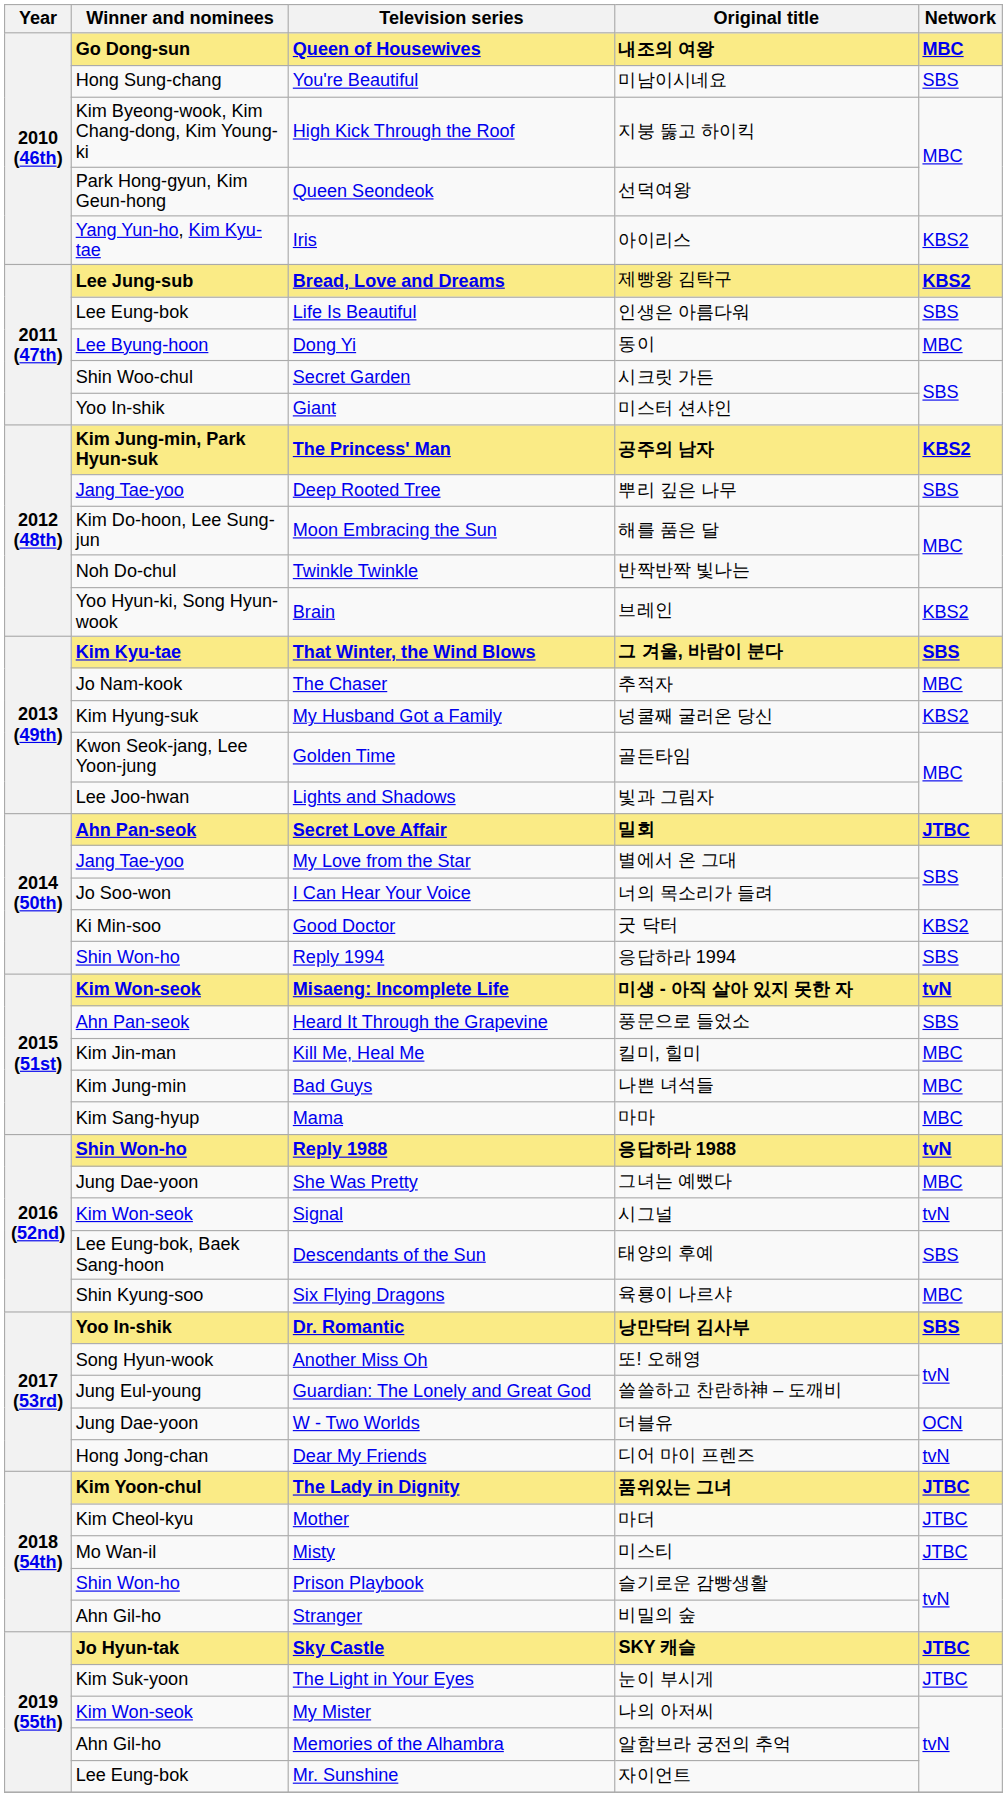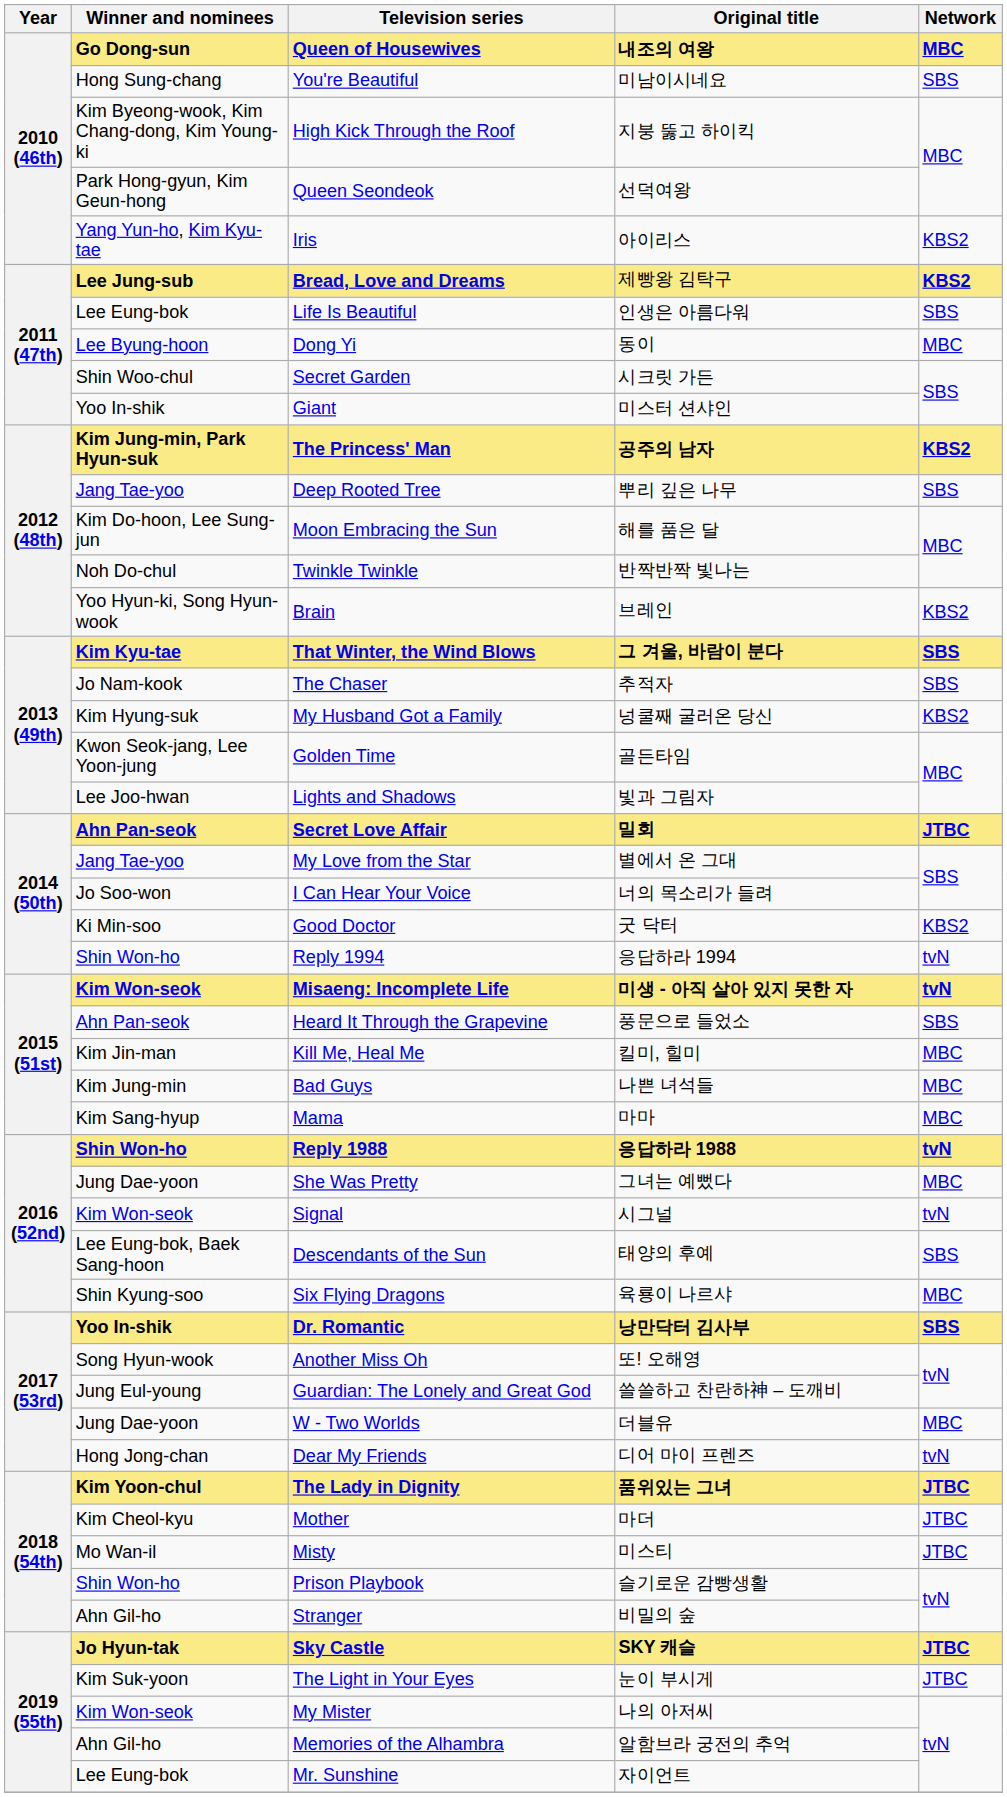(943, 684) MBC -> (941, 684) SBS
(941, 957) SBS -> (936, 957) tvN
(943, 1423) OCN -> (943, 1423) MBC
